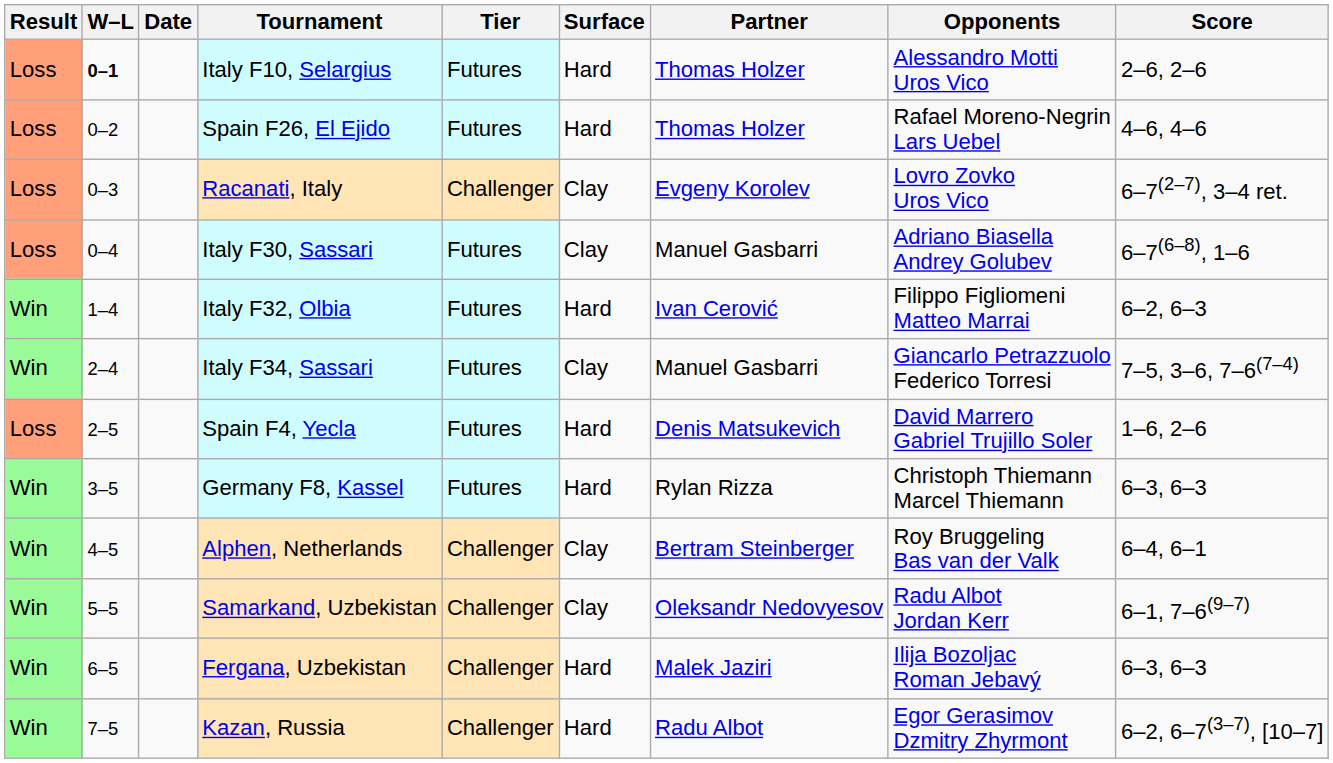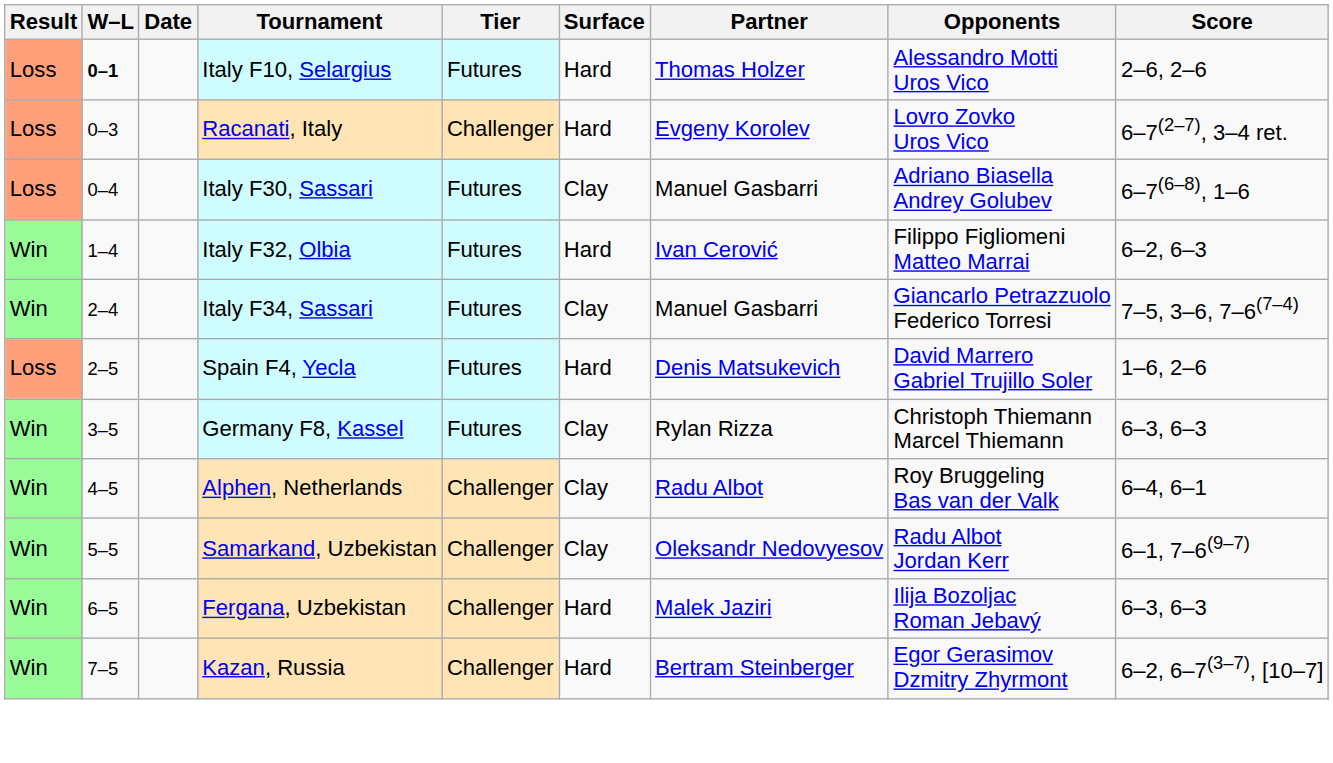- row: (296, 129)
(586, 189) Clay -> (588, 129) Hard
(588, 488) Hard -> (586, 428) Clay
(754, 548) Bertram Steinberger -> (709, 488) Radu Albot
(709, 727) Radu Albot -> (754, 668) Bertram Steinberger
